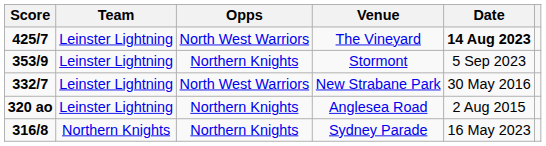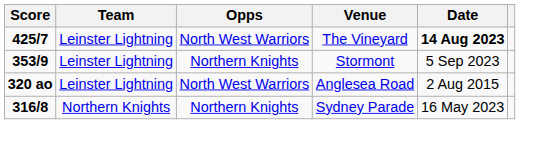- row: (378, 84)
(244, 107) Northern Knights -> (244, 84) North West Warriors
